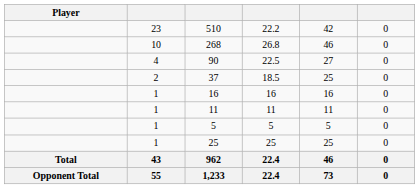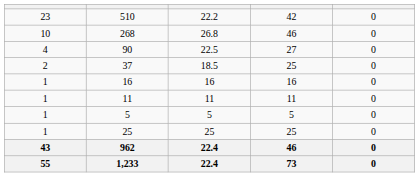- column: (66, 12)
